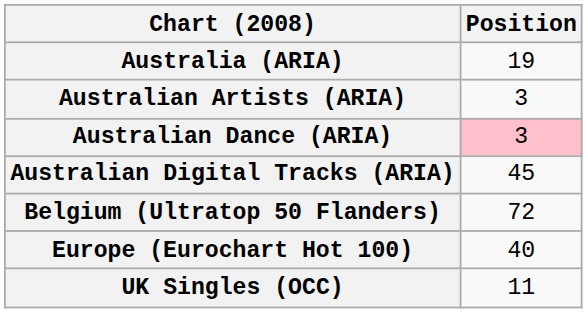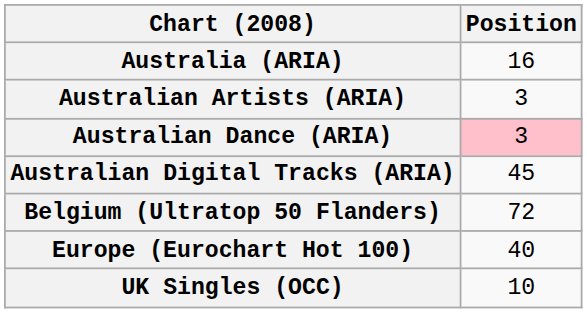(521, 61) 19 -> (521, 61) 16
(521, 288) 11 -> (521, 288) 10
